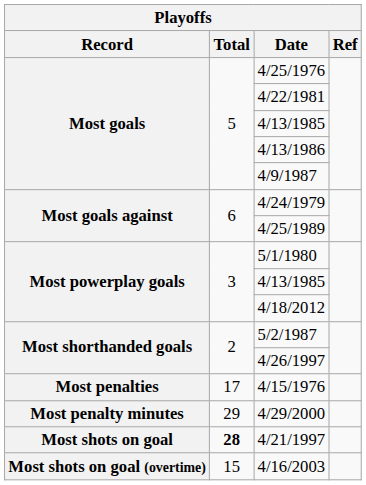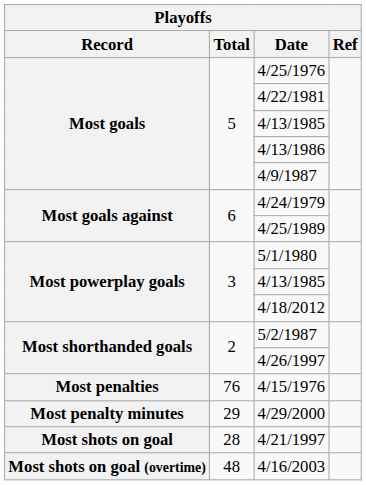(232, 387) 17 -> (232, 387) 76
(232, 439) bold -> (232, 439) normal
(232, 466) 15 -> (232, 466) 48
